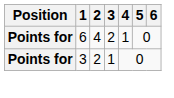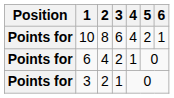+ row: (87, 37)
